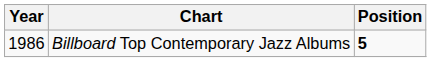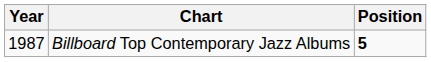(26, 43) 1986 -> (26, 43) 1987
